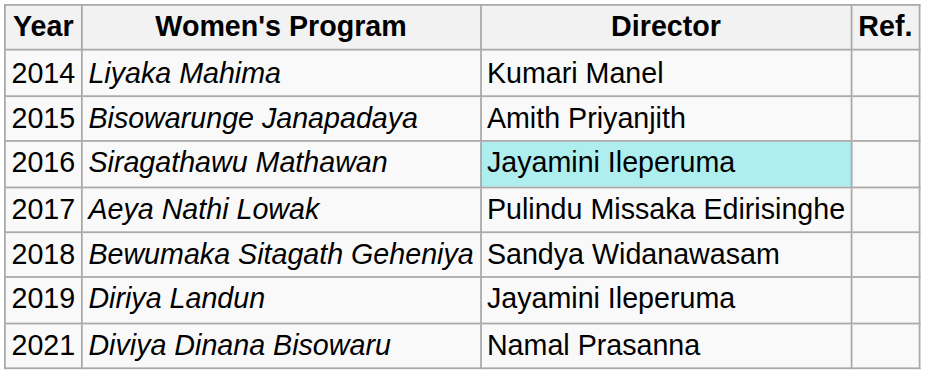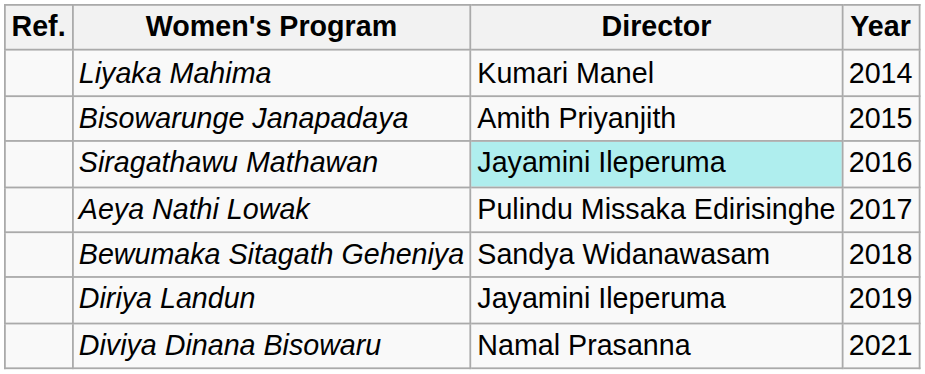columns swapped: (43, 27) <-> (885, 27)
